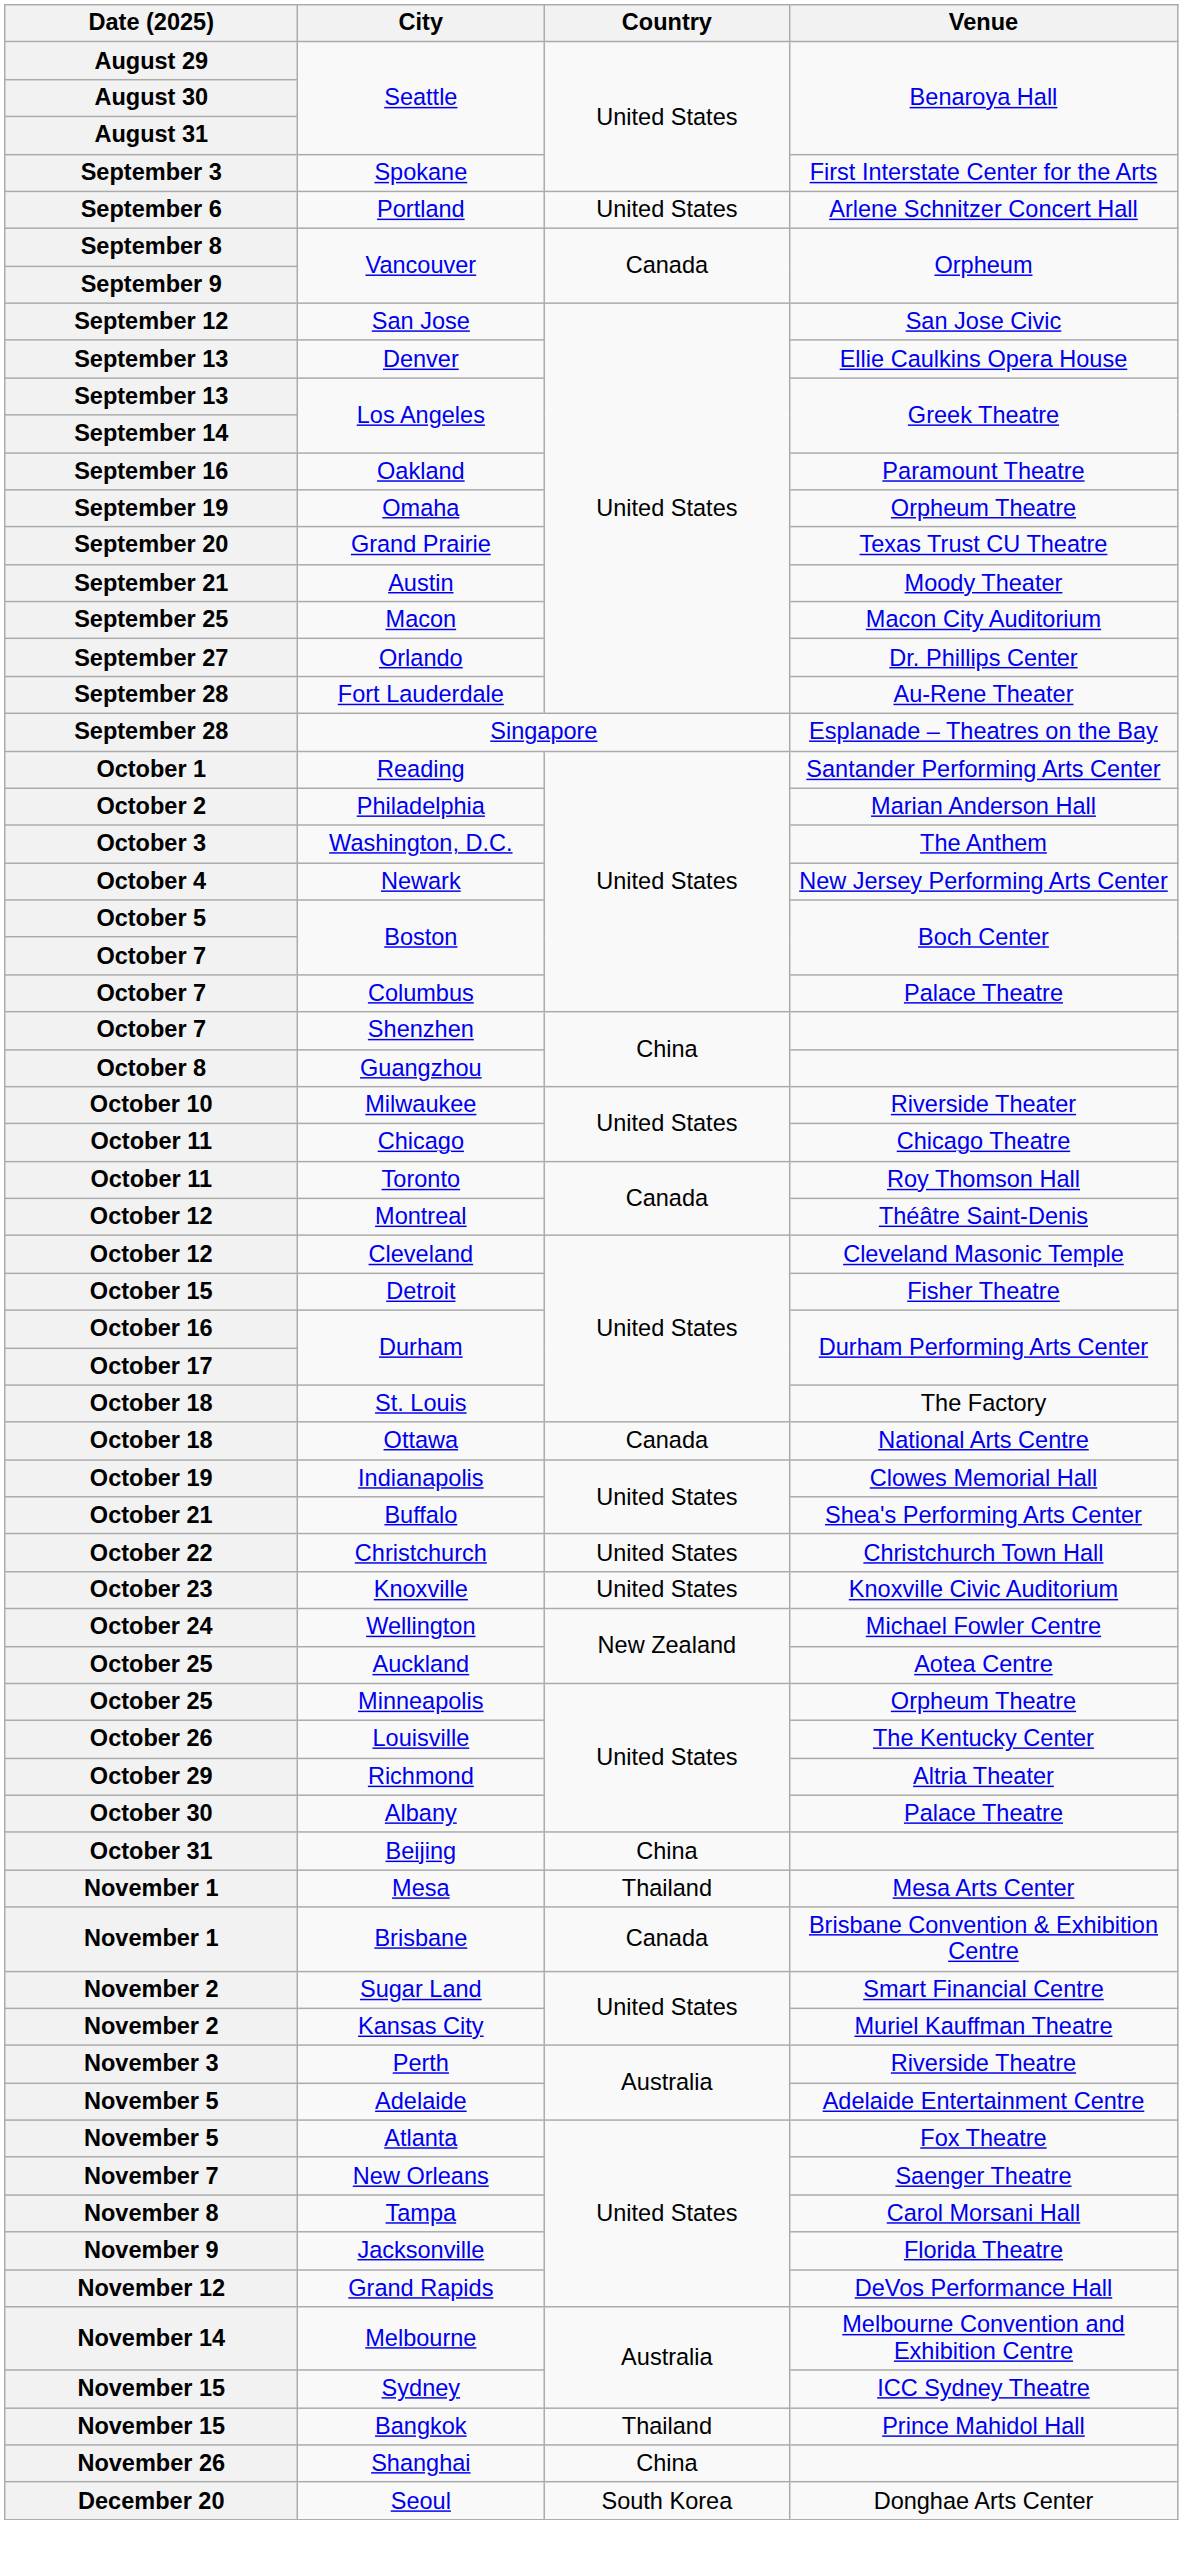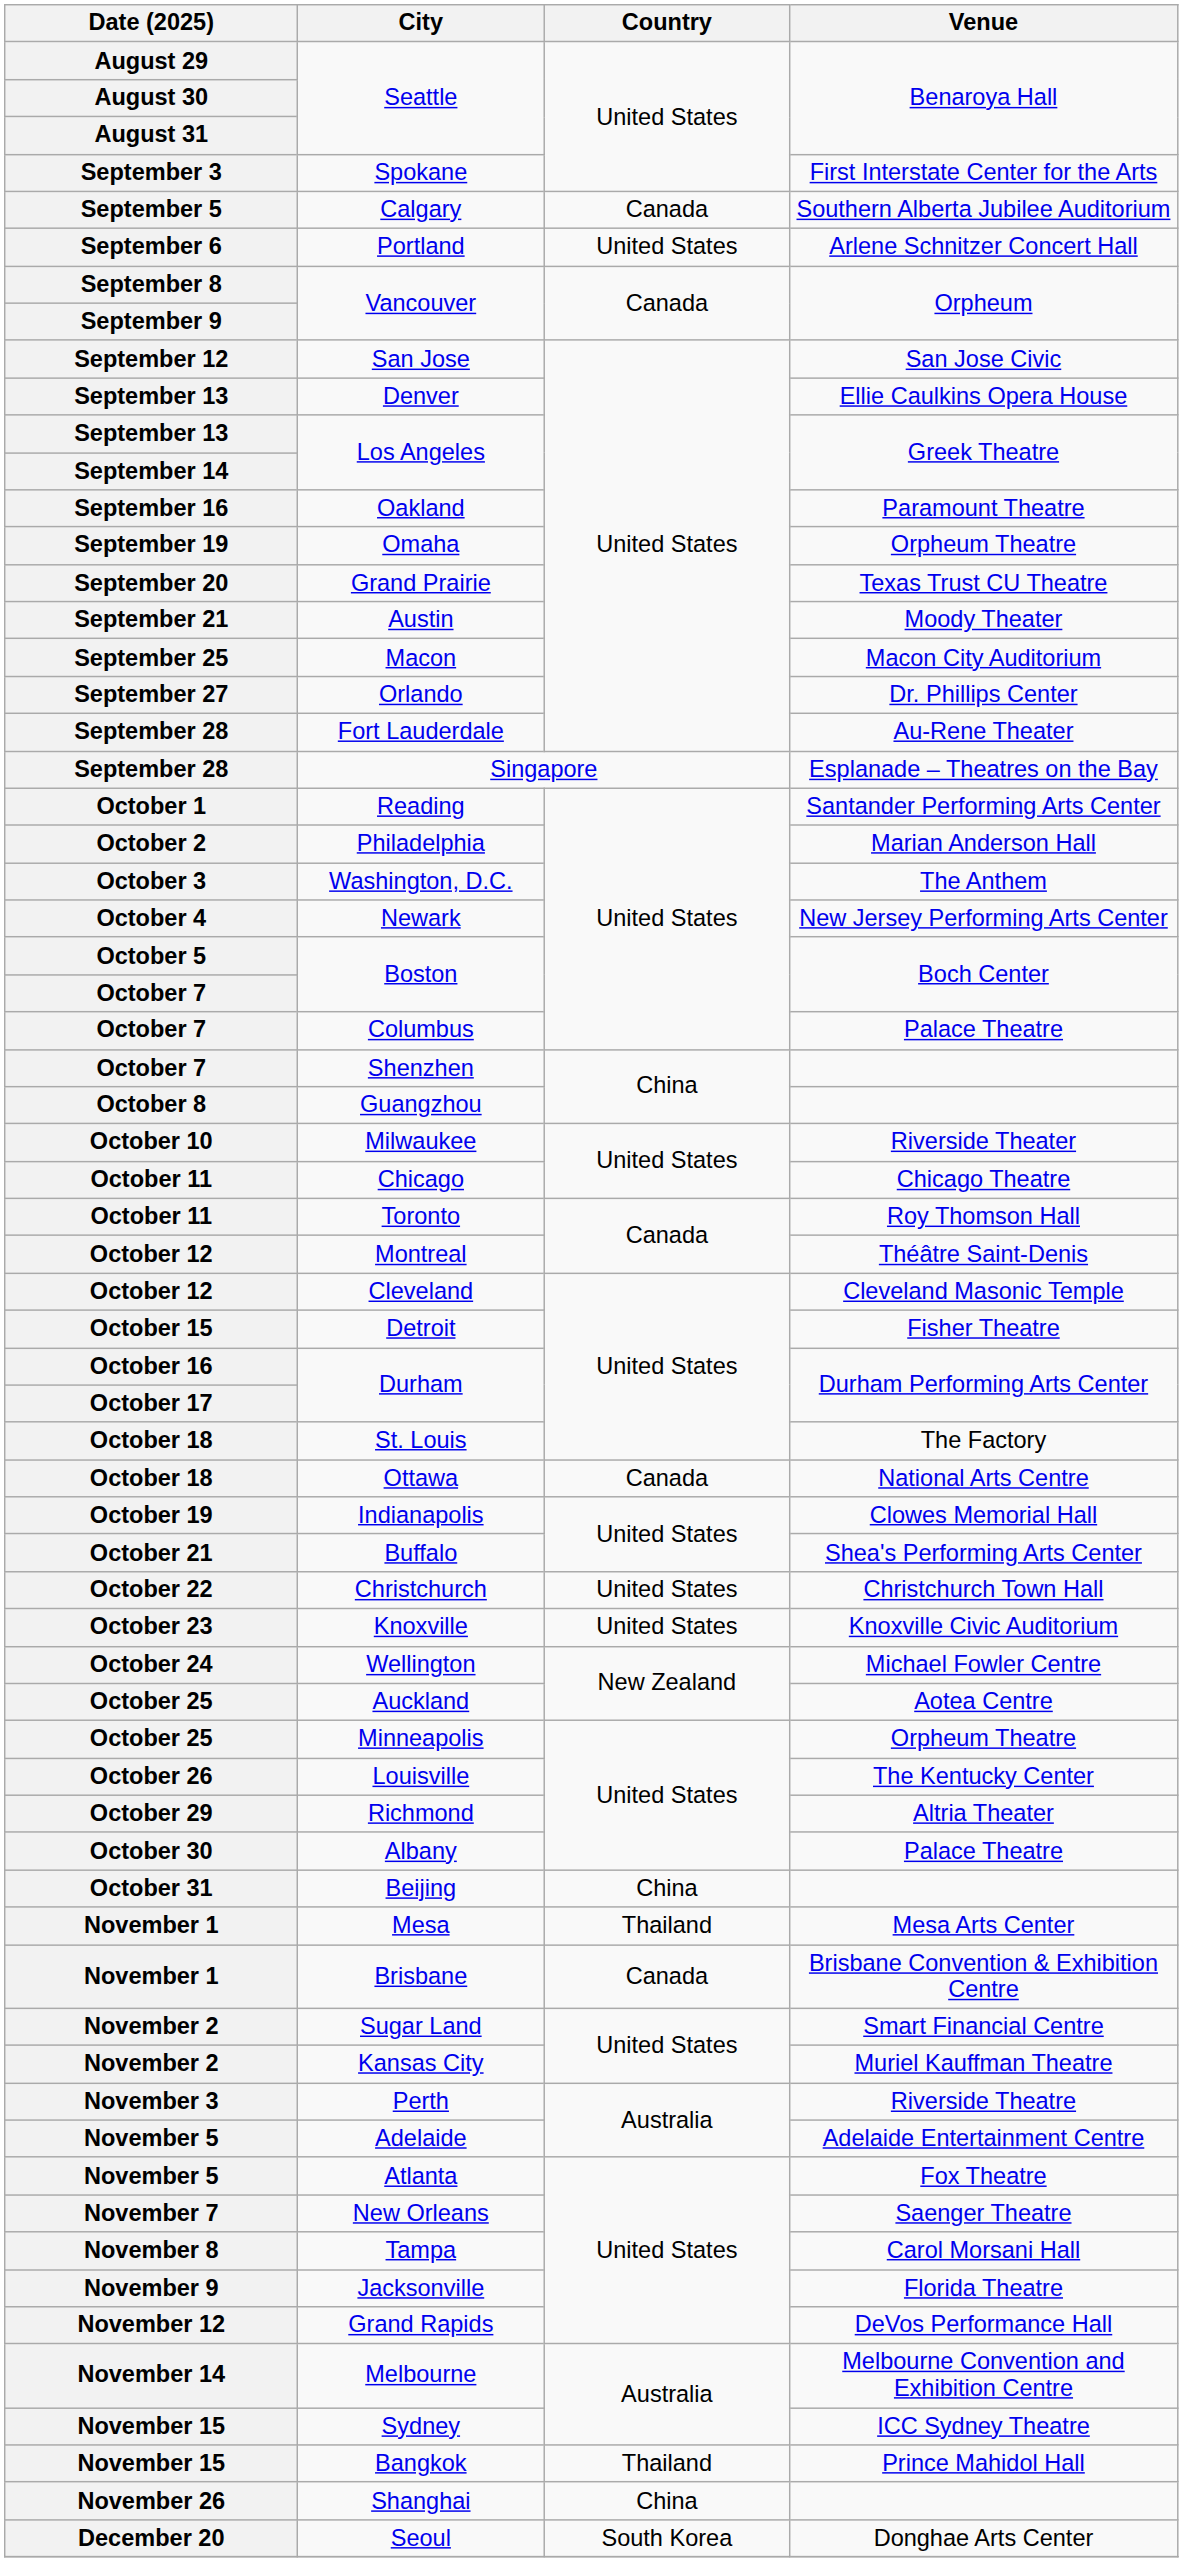+ row: (421, 209)
